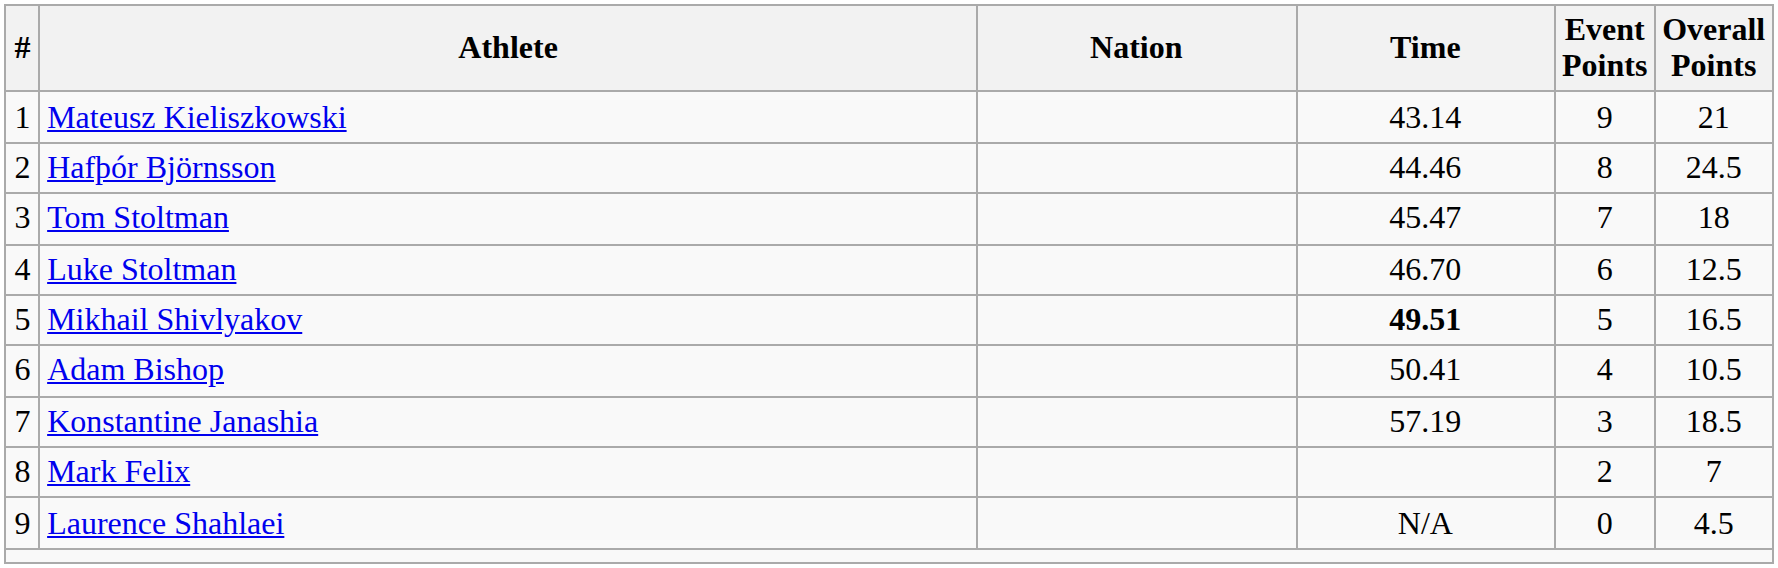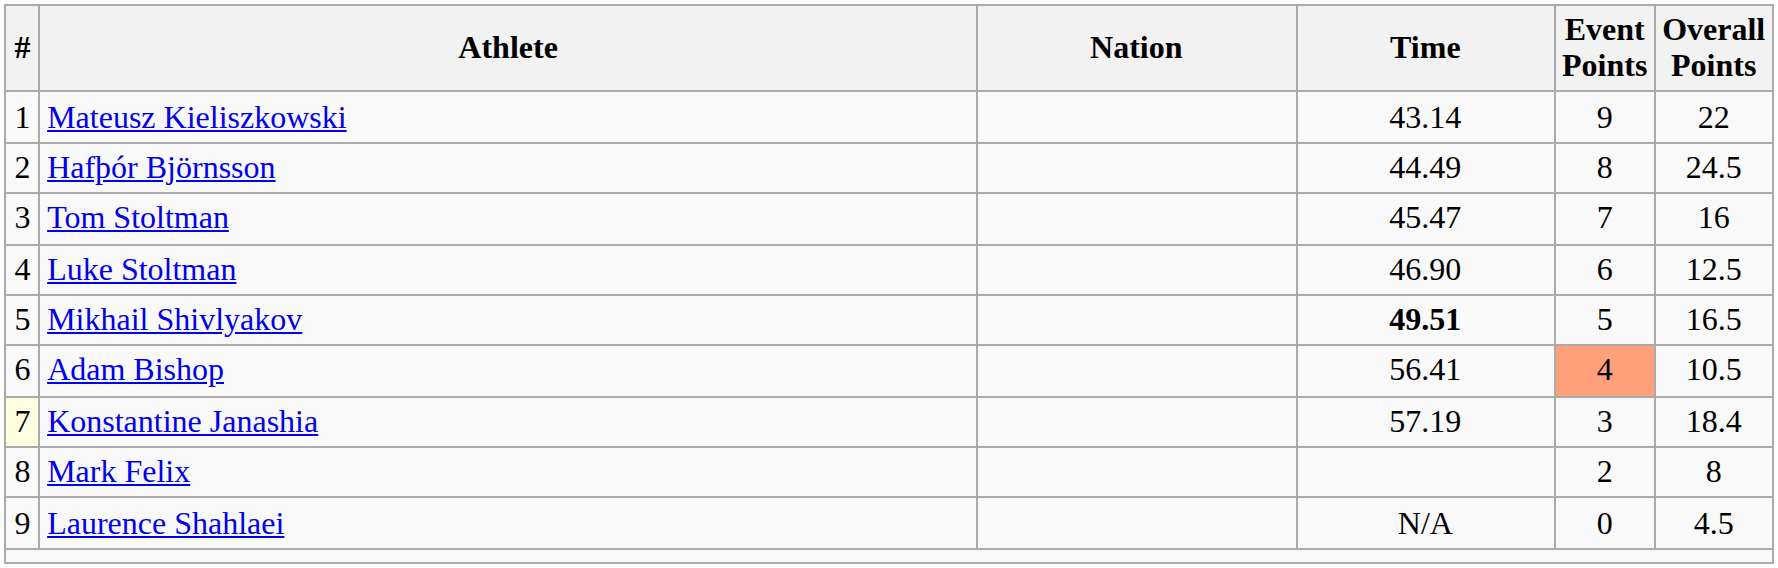(1714, 116) 21 -> (1714, 116) 22
(1425, 167) 44.46 -> (1425, 167) 44.49
(1714, 218) 18 -> (1714, 218) 16
(1425, 268) 46.70 -> (1425, 268) 46.90
(1425, 370) 50.41 -> (1425, 370) 56.41
(1605, 370) no background -> (1605, 370) lightsalmon background
(22, 421) no background -> (22, 421) lightyellow background
(1714, 421) 18.5 -> (1714, 421) 18.4
(1714, 471) 7 -> (1714, 471) 8
